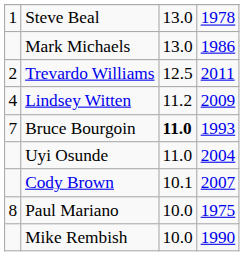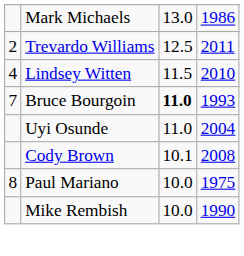- row: (62, 18)
(177, 100) 11.2 -> (177, 73) 11.5
(218, 100) 2009 -> (218, 73) 2010
(218, 182) 2007 -> (218, 155) 2008
